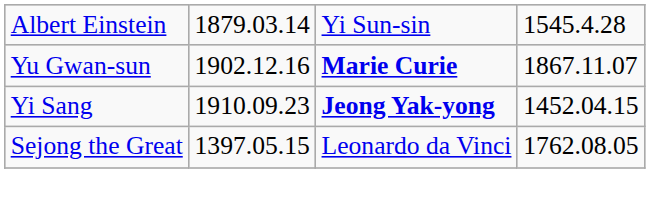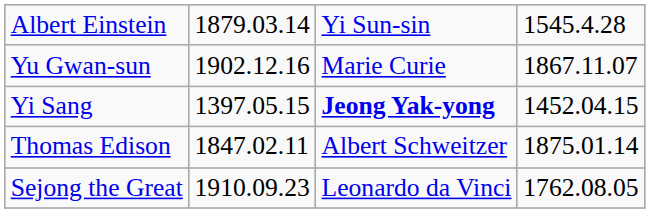(389, 65) bold -> (384, 65) normal
(252, 106) 1910.09.23 -> (252, 106) 1397.05.15
+ row: (91, 146)
(252, 146) 1397.05.15 -> (252, 187) 1910.09.23
